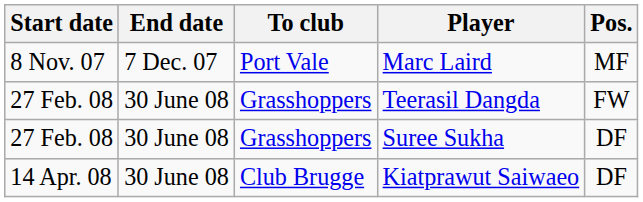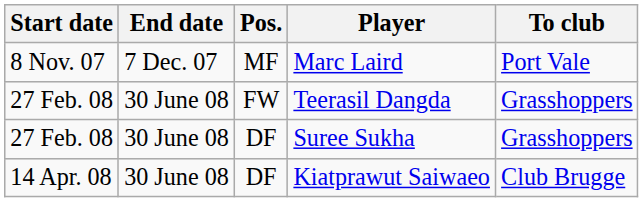columns swapped: (611, 23) <-> (306, 23)
